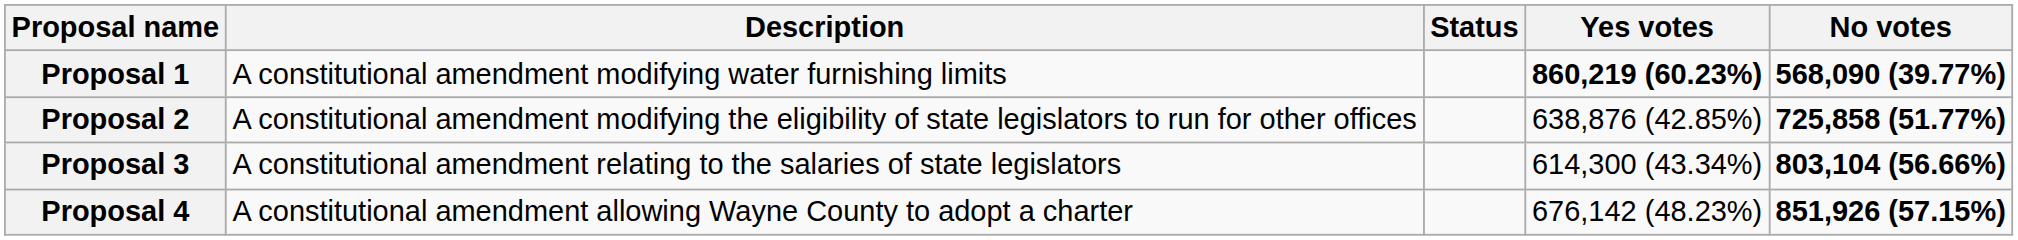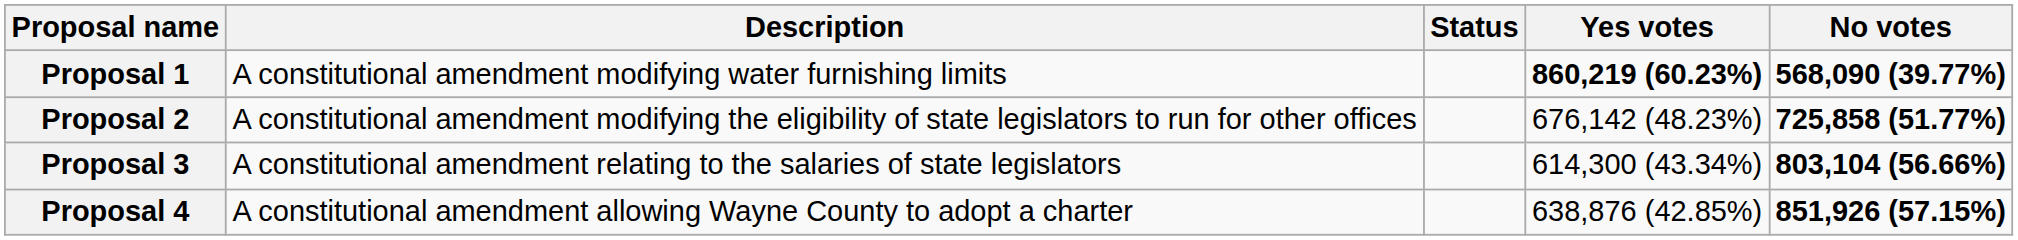(1647, 119) 638,876 (42.85%) -> (1647, 119) 676,142 (48.23%)
(1647, 211) 676,142 (48.23%) -> (1647, 211) 638,876 (42.85%)
